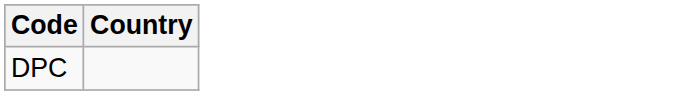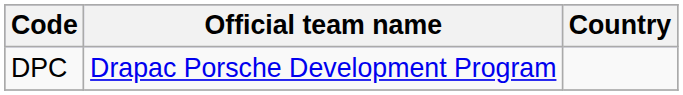+ column: (323, 25)
